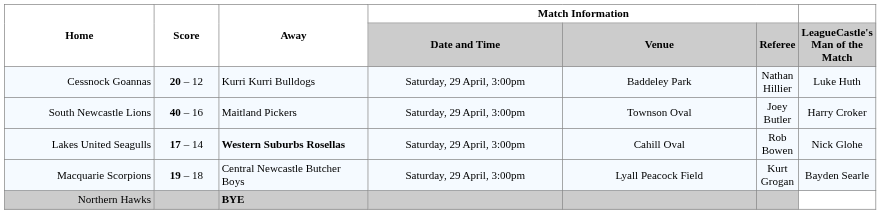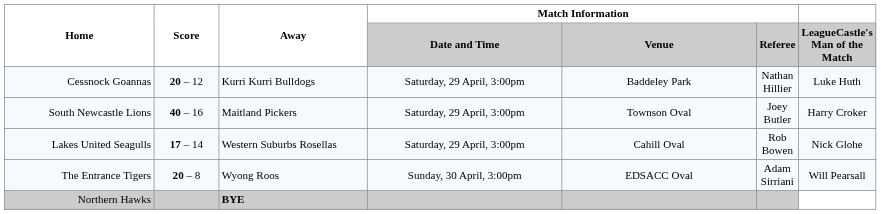(283, 144) bold -> (279, 144) normal
- row: (104, 175)
+ row: (106, 175)
